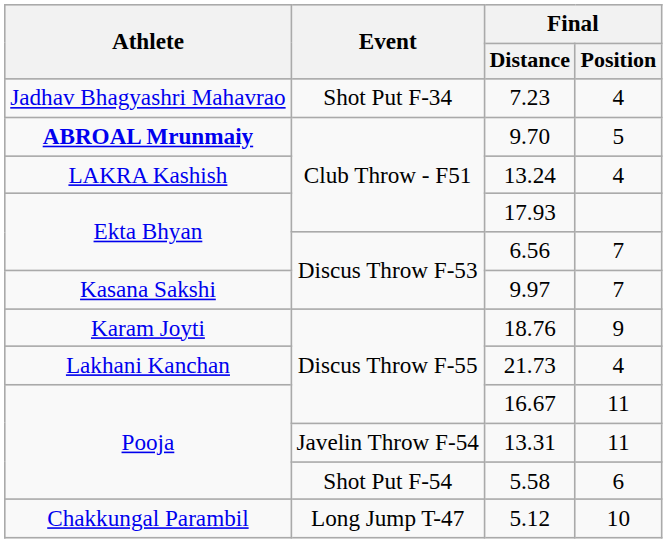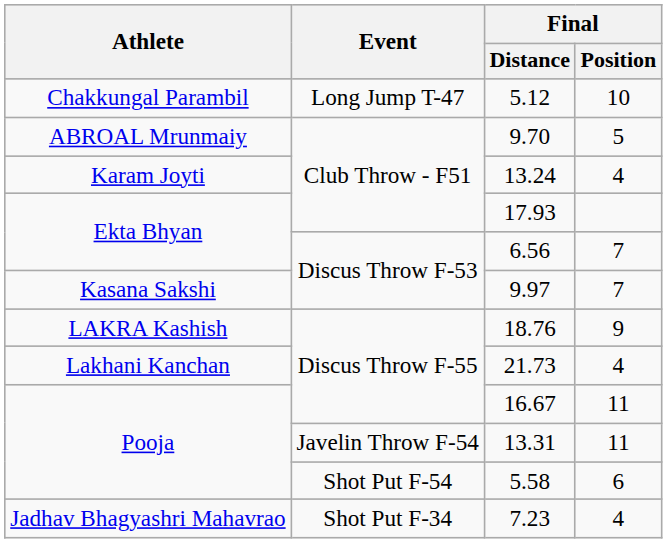rows swapped: (530, 519) <-> (530, 98)
(148, 136) bold -> (148, 136) normal
(148, 174) LAKRA Kashish -> (148, 174) Karam Joyti
(148, 327) Karam Joyti -> (148, 327) LAKRA Kashish
